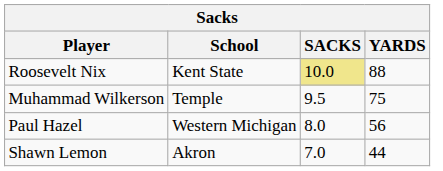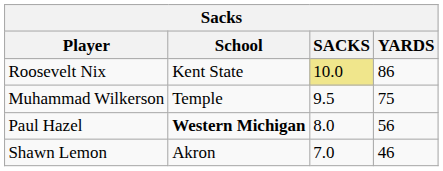(377, 71) 88 -> (386, 71) 86
(234, 125) normal -> (239, 125) bold
(377, 152) 44 -> (386, 152) 46
